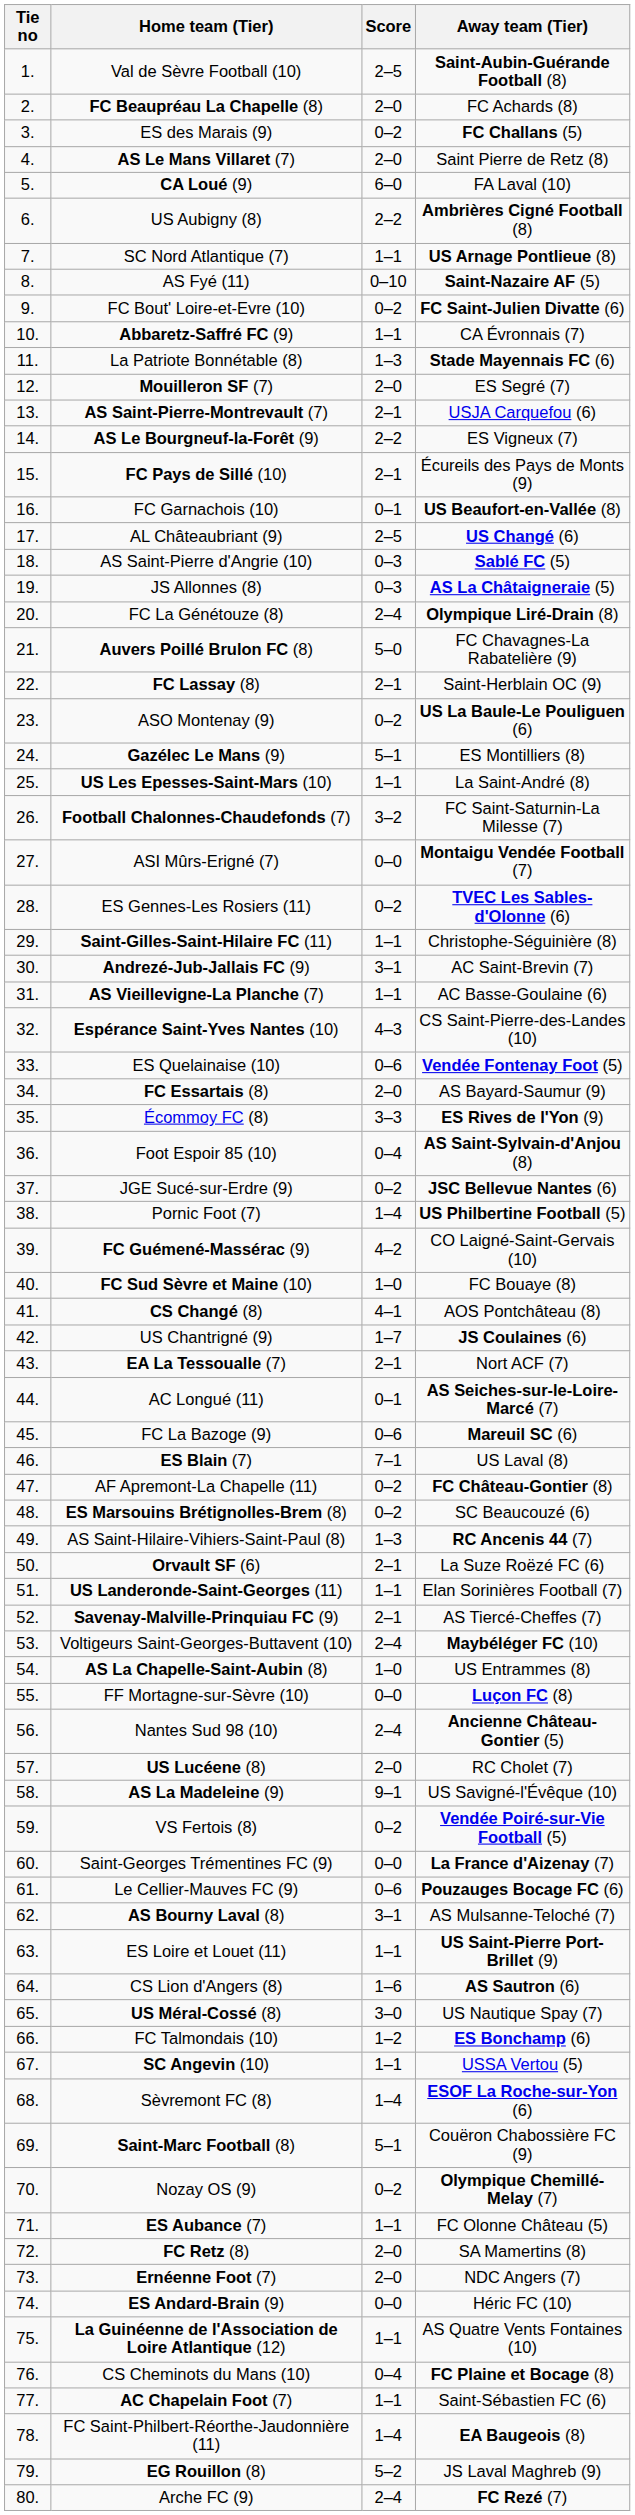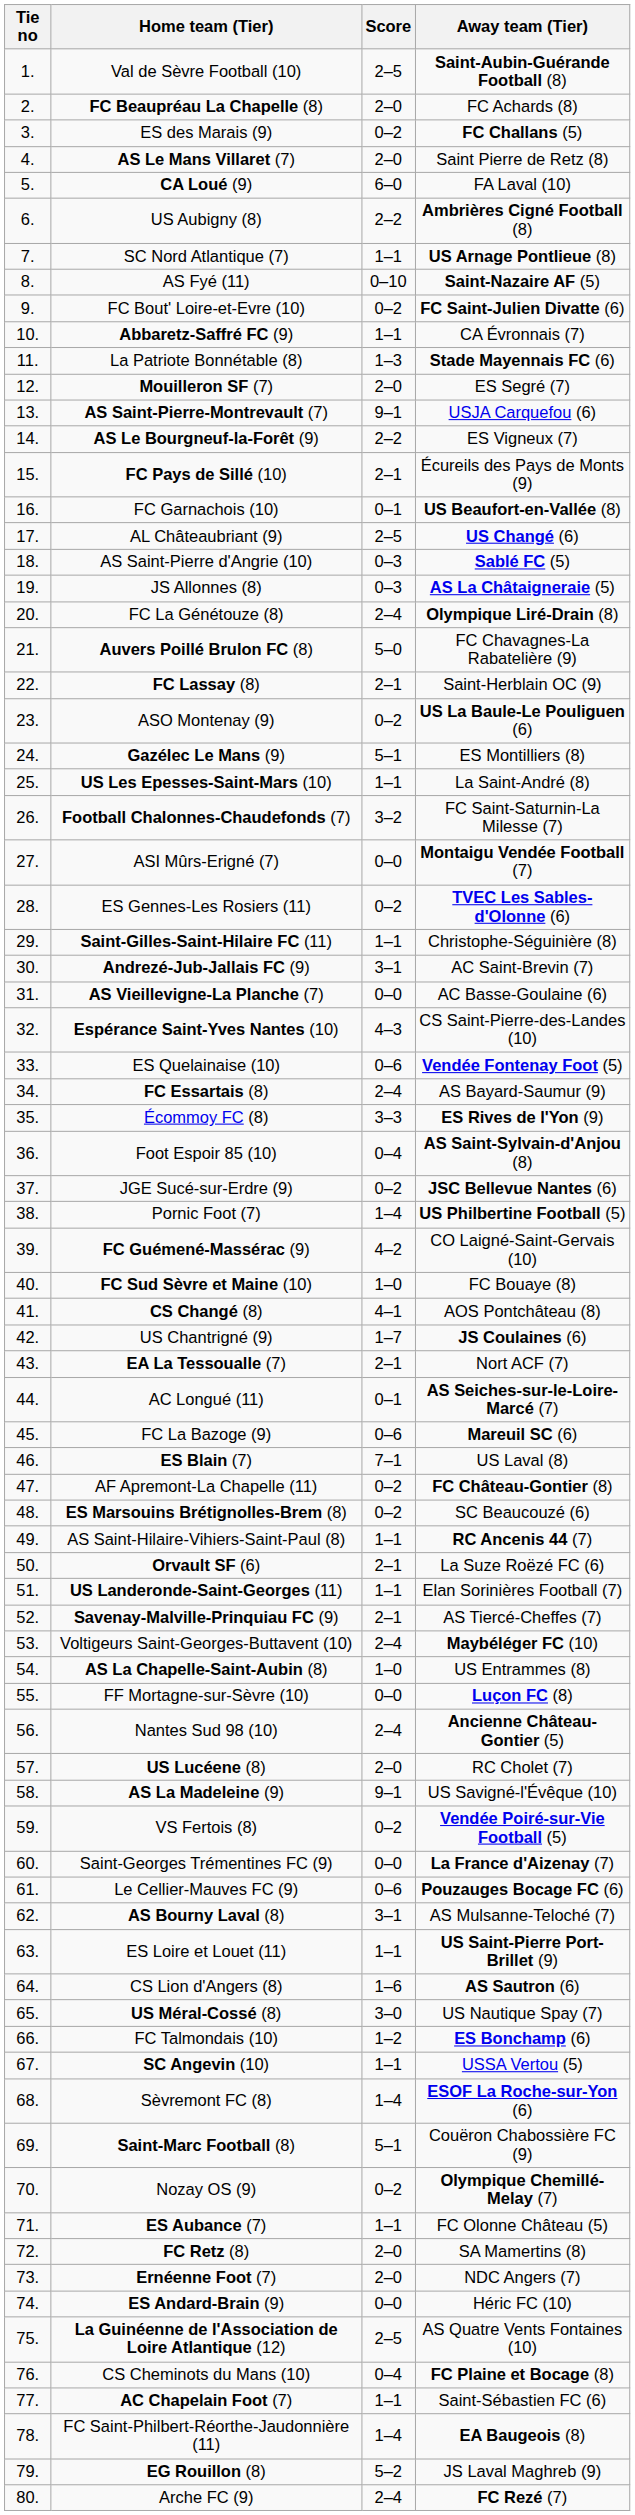(388, 412) 2–1 -> (388, 412) 9–1
(388, 994) 1–1 -> (388, 994) 0–0
(388, 1091) 2–0 -> (388, 1091) 2–4
(388, 1539) 1–3 -> (388, 1539) 1–1
(388, 2339) 1–1 -> (388, 2339) 2–5
